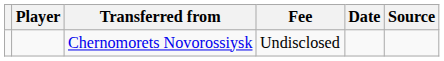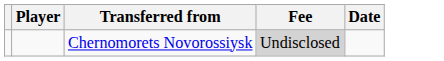- column: (412, 17)
(300, 42) no background -> (300, 42) lightgrey background
